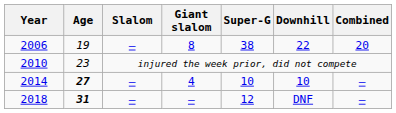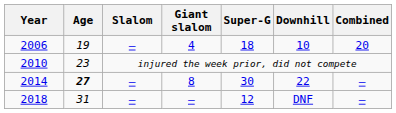(191, 45) 8 -> (191, 45) 4
(247, 45) 38 -> (247, 45) 18
(303, 45) 22 -> (303, 45) 10
(191, 81) 4 -> (191, 81) 8
(247, 81) 10 -> (247, 81) 30
(303, 81) 10 -> (303, 81) 22
(83, 99) bold -> (83, 99) normal
